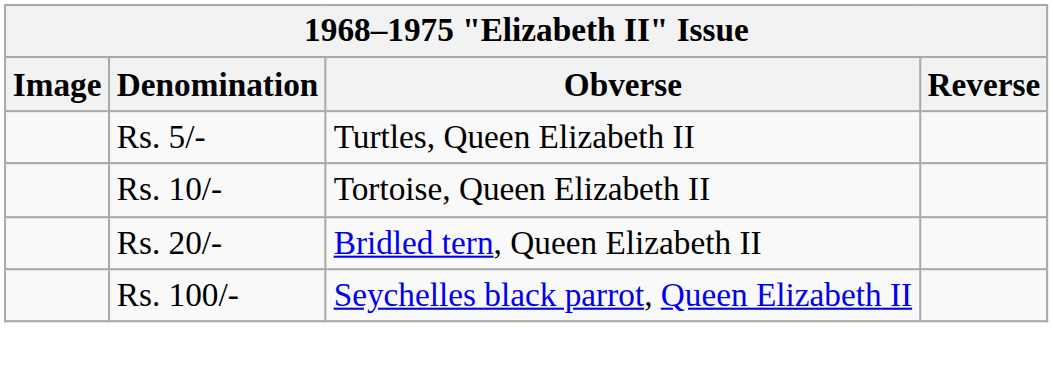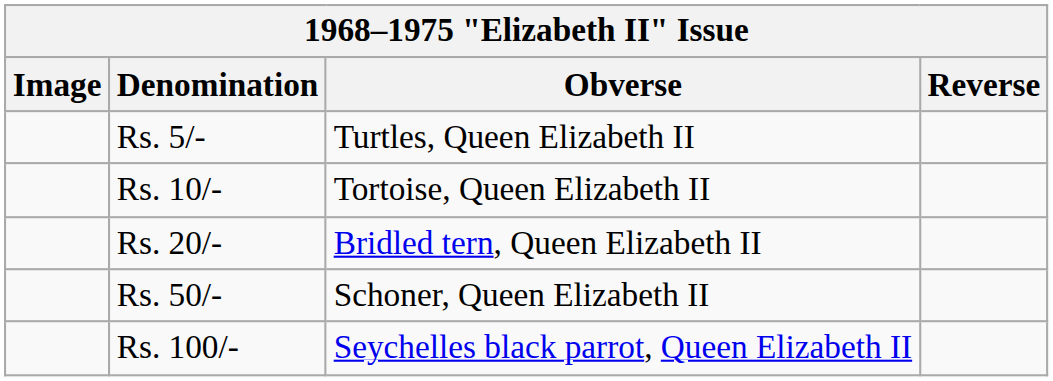+ row: (169, 294)
